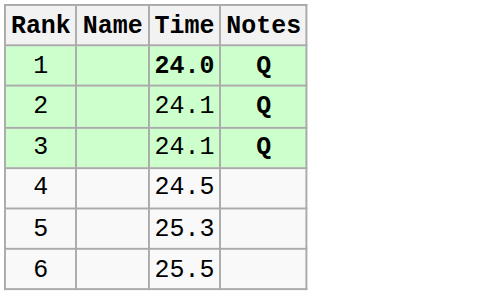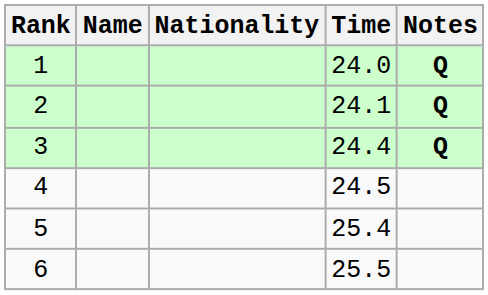+ column: (237, 25)
(185, 66) bold -> (361, 66) normal
(185, 147) 24.1 -> (361, 147) 24.4
(185, 229) 25.3 -> (361, 229) 25.4
